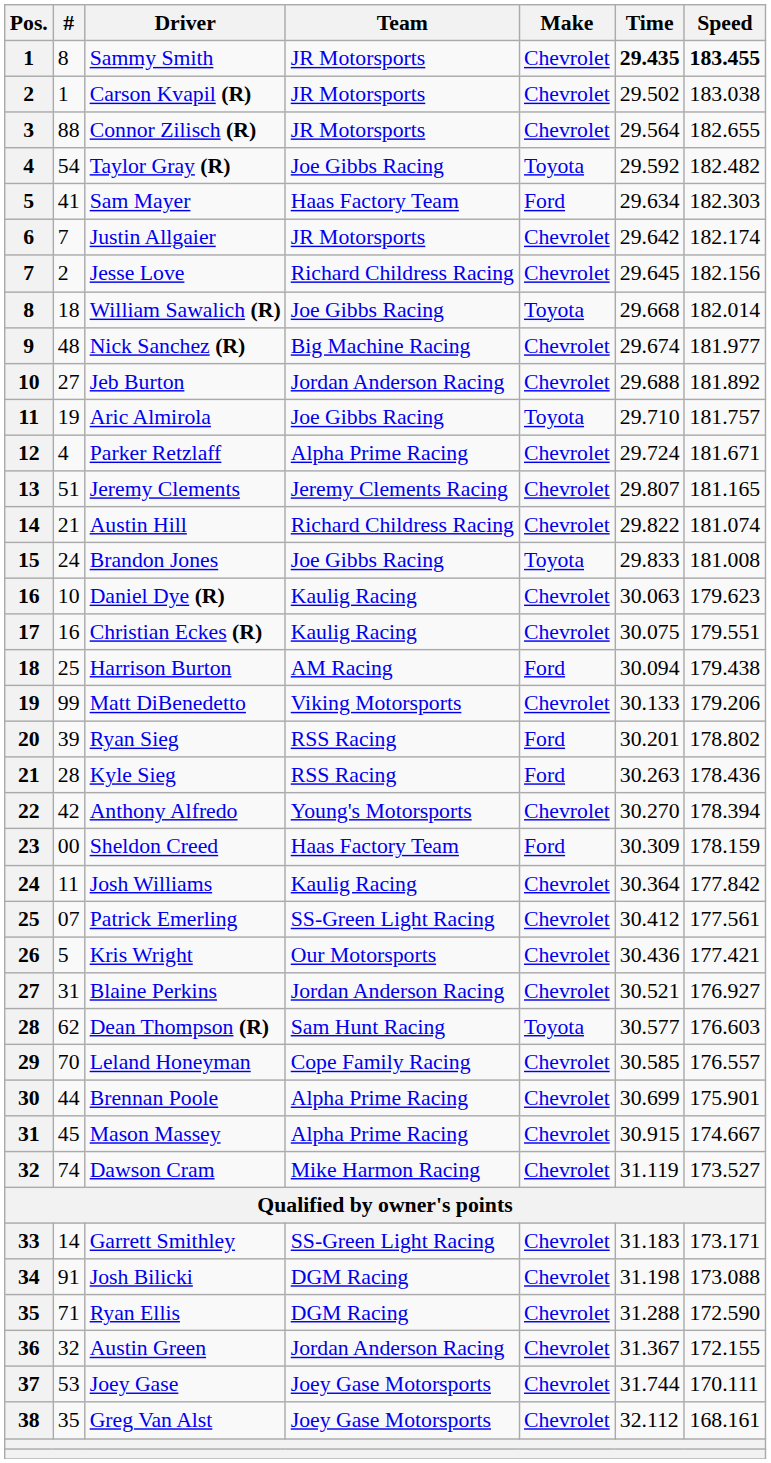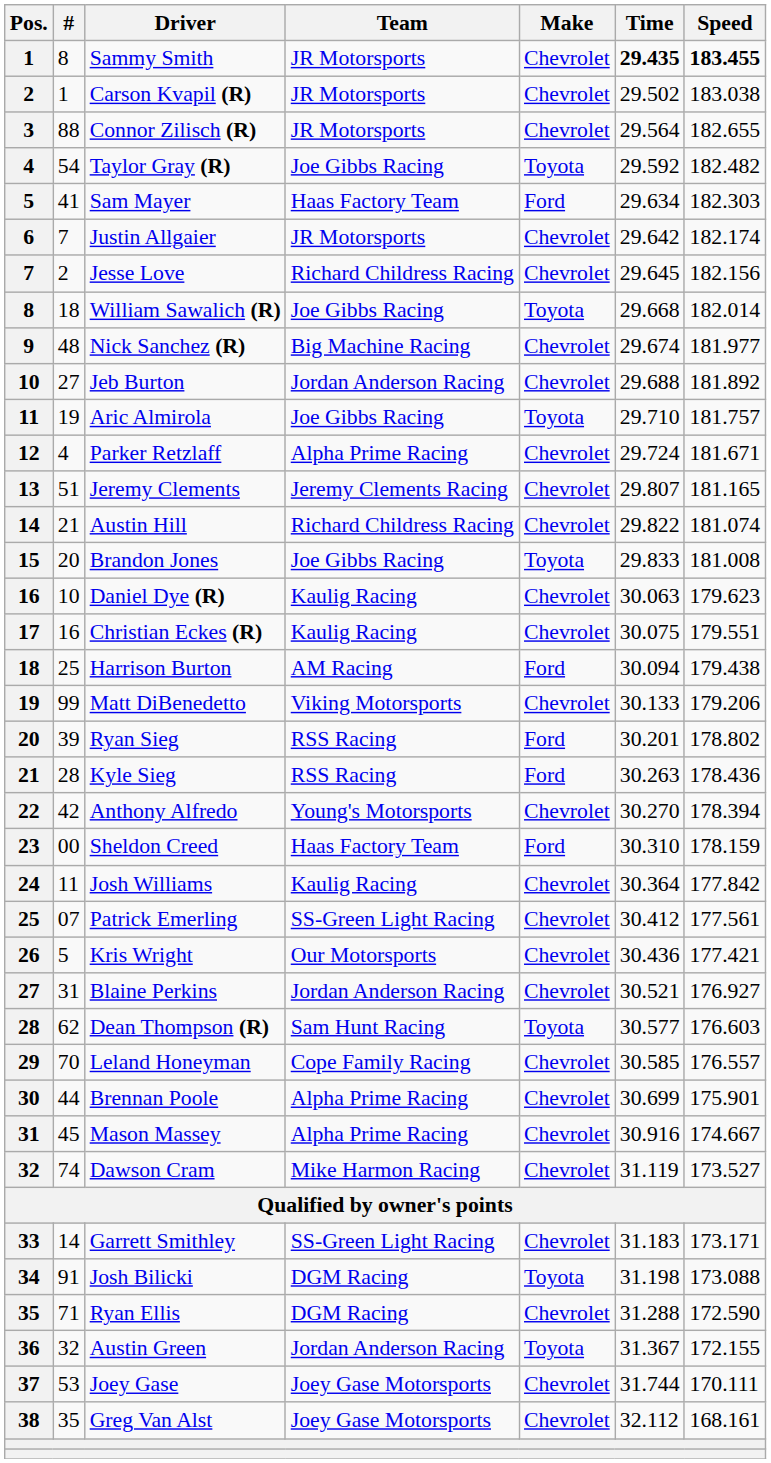(69, 560) 24 -> (69, 560) 20
(650, 846) 30.309 -> (650, 846) 30.310
(650, 1133) 30.915 -> (650, 1133) 30.916
(567, 1276) Chevrolet -> (554, 1276) Toyota
(567, 1348) Chevrolet -> (554, 1348) Toyota
